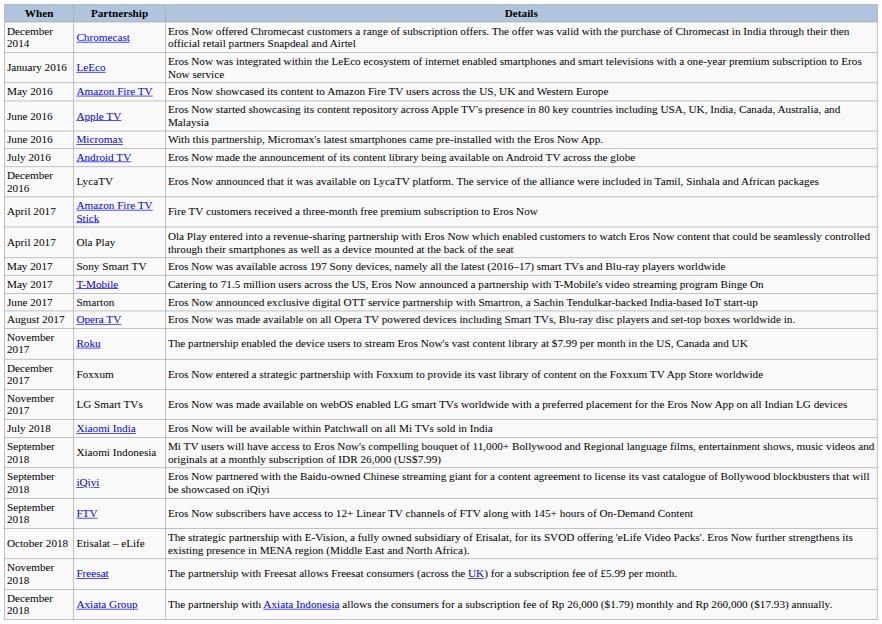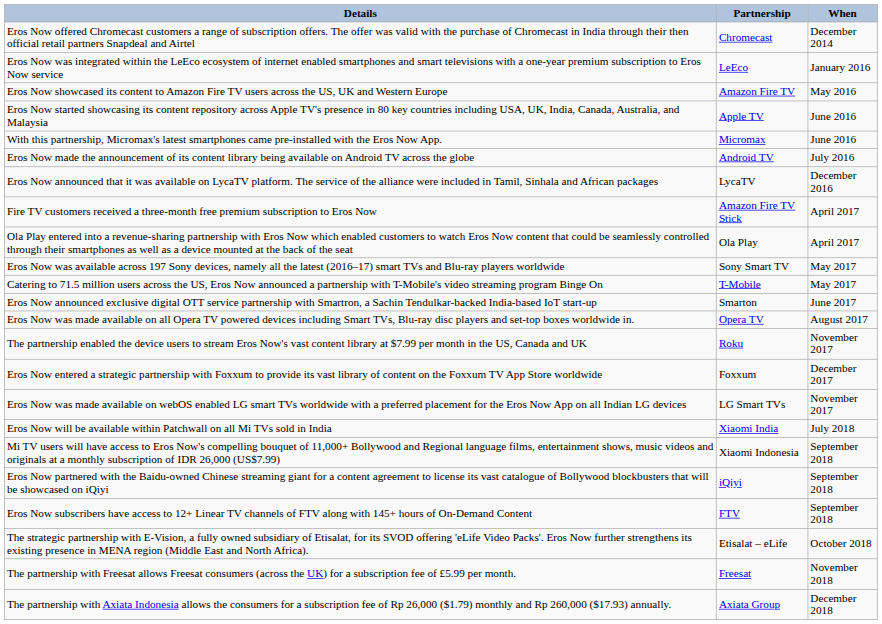columns swapped: (39, 13) <-> (521, 13)
